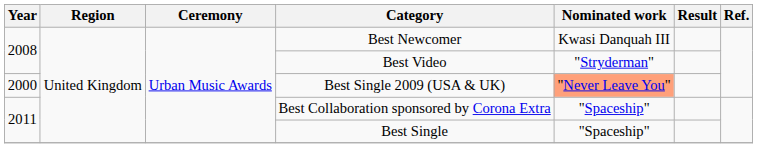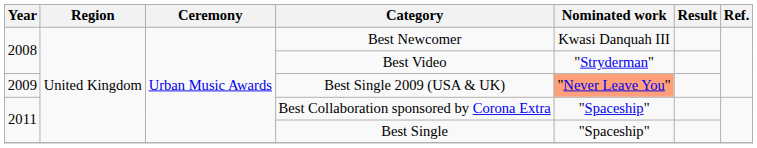(22, 85) 2000 -> (22, 85) 2009
